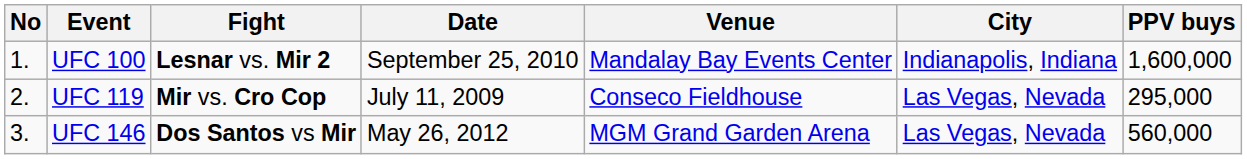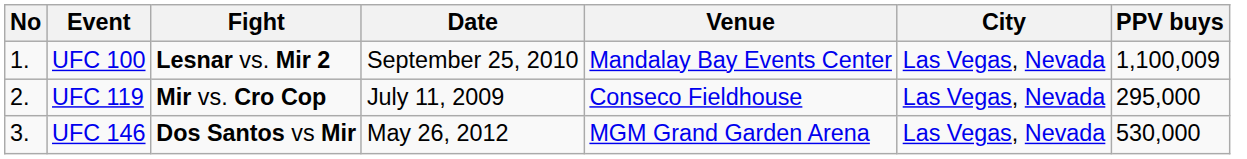(1010, 60) Indianapolis, Indiana -> (1004, 60) Las Vegas, Nevada
(1180, 60) 1,600,000 -> (1168, 60) 1,100,009
(1170, 134) 560,000 -> (1158, 134) 530,000
